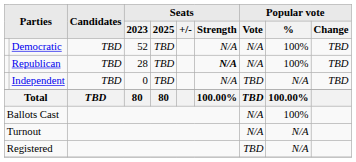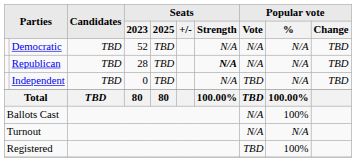(296, 47) 100% -> (300, 47) N/A
(296, 64) 100% -> (300, 64) N/A
(300, 149) N/A -> (296, 149) 100%
